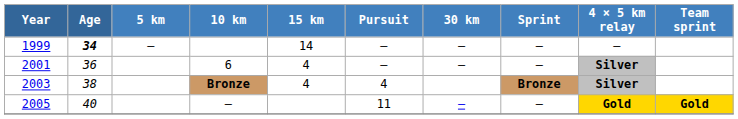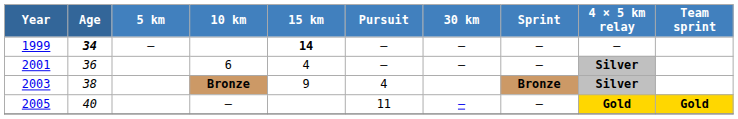(306, 47) normal -> (306, 47) bold
(306, 85) 4 -> (306, 85) 9
